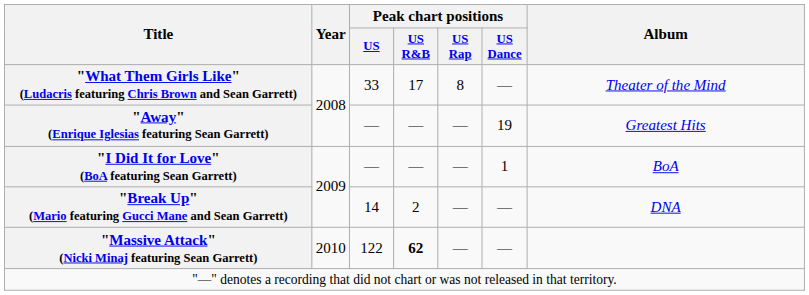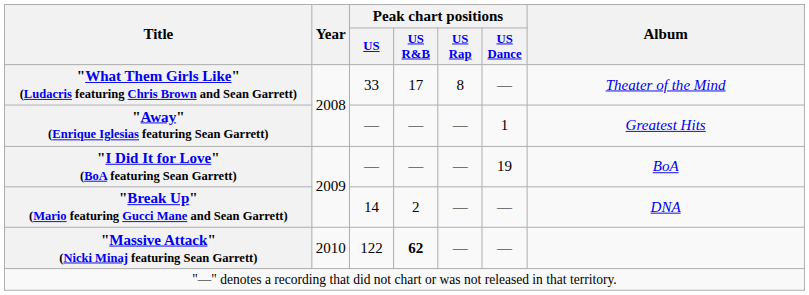(505, 125) 19 -> (505, 125) 1
(505, 166) 1 -> (505, 166) 19
